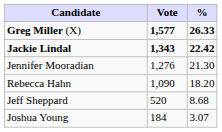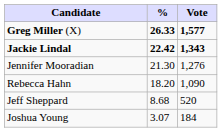columns swapped: (167, 13) <-> (202, 13)
